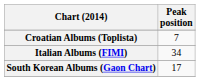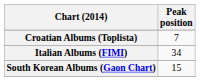(176, 68) 17 -> (176, 68) 15
